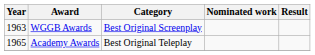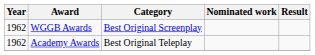(16, 27) 1963 -> (16, 27) 1962
(16, 43) 1965 -> (16, 43) 1962
